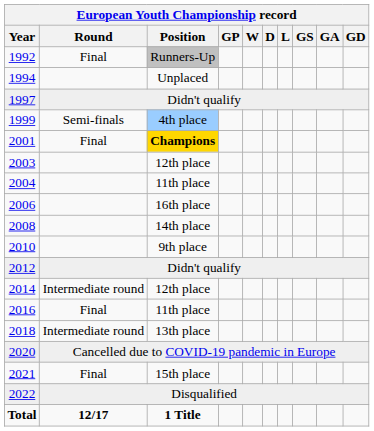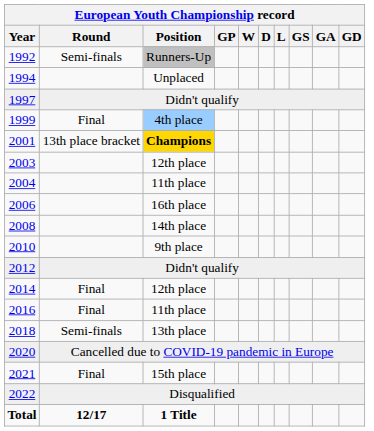(93, 57) Final -> (91, 57) Semi-finals
(93, 120) Semi-finals -> (91, 120) Final
(93, 141) Final -> (91, 141) 13th place bracket
(93, 288) Intermediate round -> (91, 288) Final
(93, 330) Intermediate round -> (91, 330) Semi-finals
